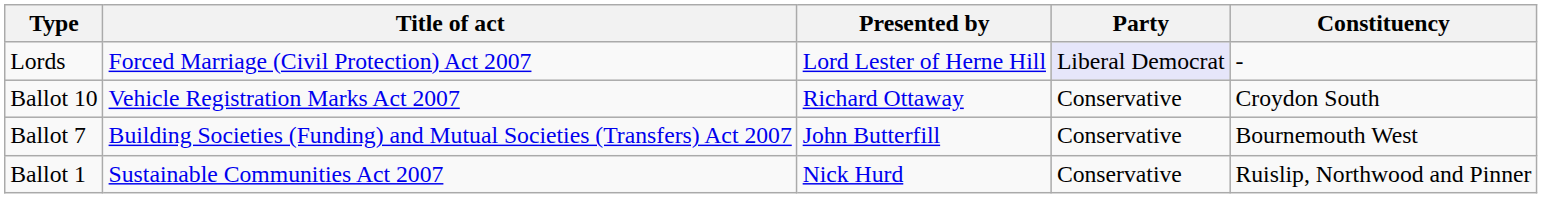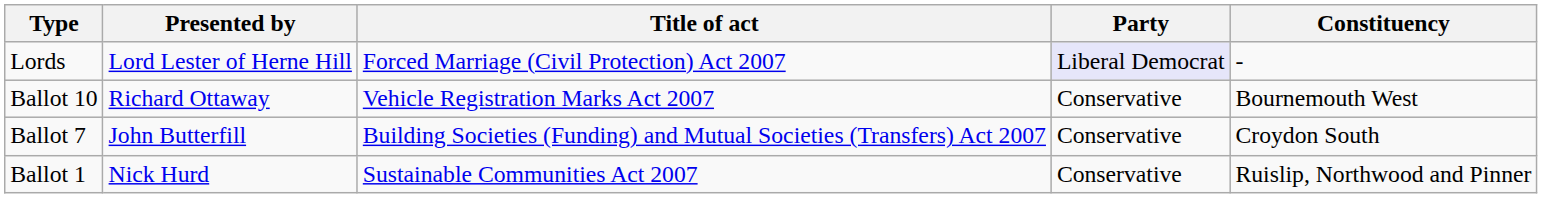columns swapped: (450, 23) <-> (924, 23)
(1307, 98) Croydon South -> (1327, 98) Bournemouth West
(1327, 135) Bournemouth West -> (1307, 135) Croydon South
